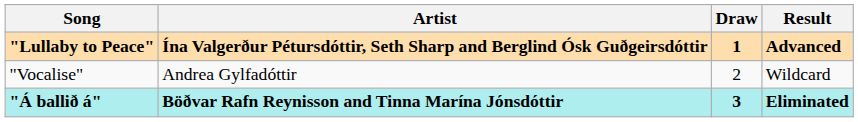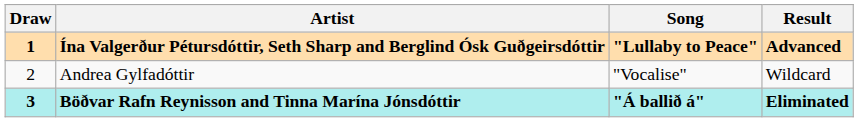columns swapped: (737, 18) <-> (82, 18)
